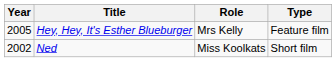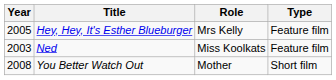(19, 48) 2002 -> (19, 48) 2003
(294, 48) Short film -> (300, 48) Feature film
+ row: (90, 65)
